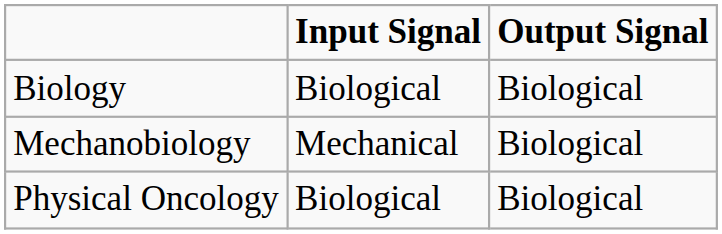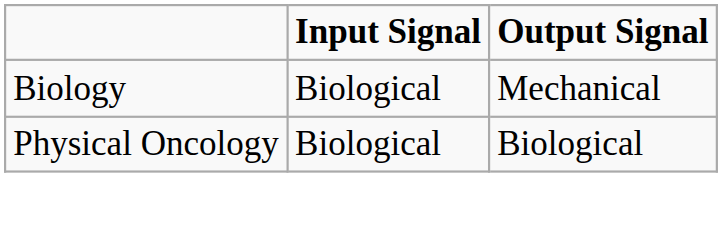(570, 87) Biological -> (579, 87) Mechanical
- row: (132, 143)
